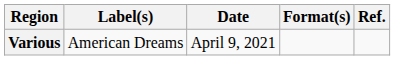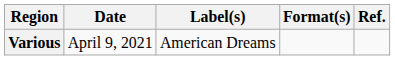columns swapped: (233, 17) <-> (126, 17)
